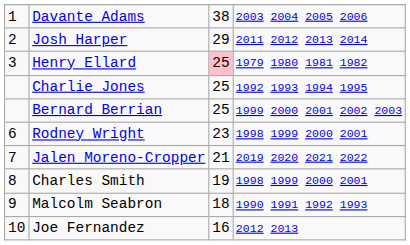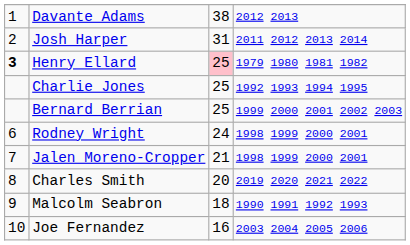(302, 16) 2003 2004 2005 2006 -> (267, 16) 2012 2013
(221, 40) 29 -> (221, 40) 31
(12, 63) normal -> (12, 63) bold
(221, 134) 23 -> (221, 134) 24
(302, 157) 2019 2020 2021 2022 -> (302, 157) 1998 1999 2000 2001
(221, 181) 19 -> (221, 181) 20
(302, 181) 1998 1999 2000 2001 -> (302, 181) 2019 2020 2021 2022
(267, 228) 2012 2013 -> (302, 228) 2003 2004 2005 2006
